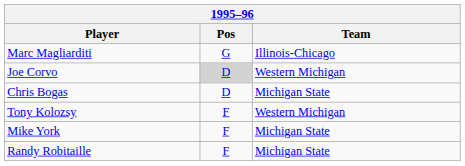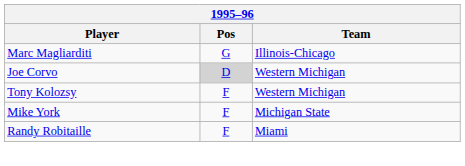- row: (38, 92)
(292, 151) Michigan State -> (271, 131) Miami
